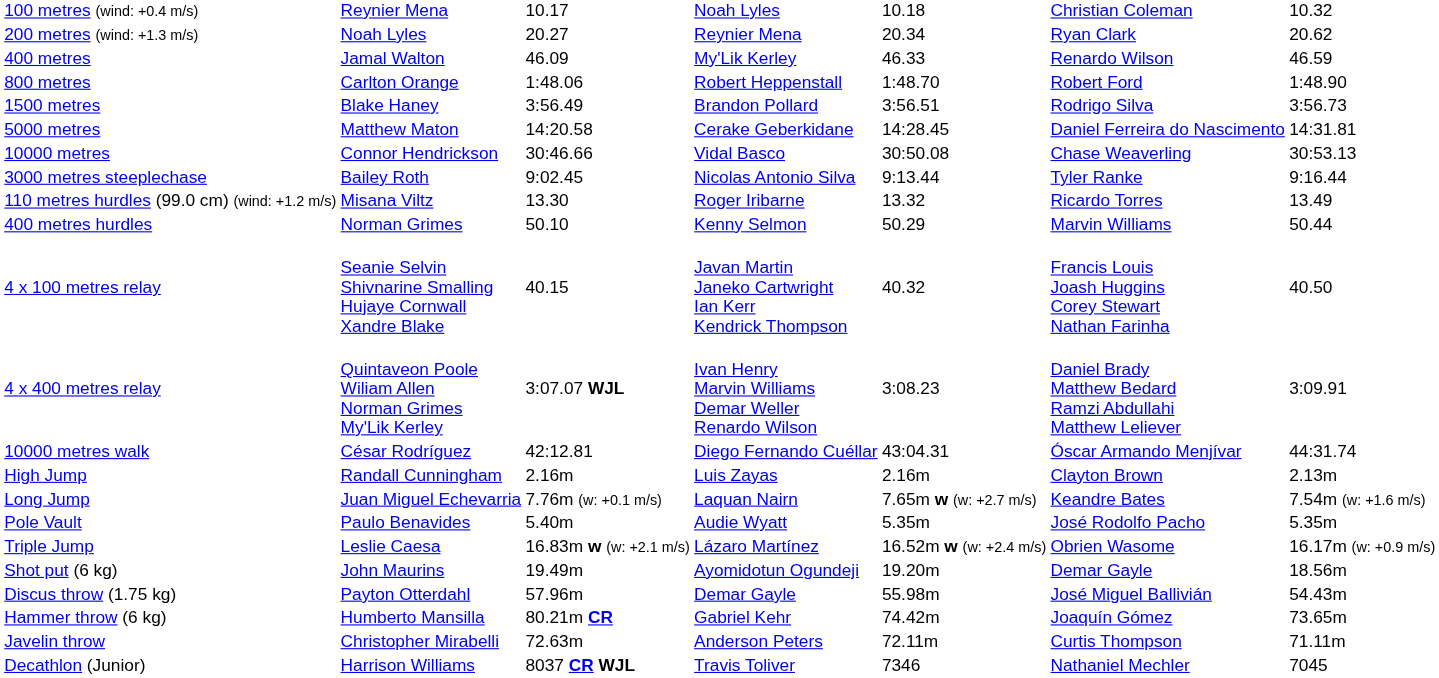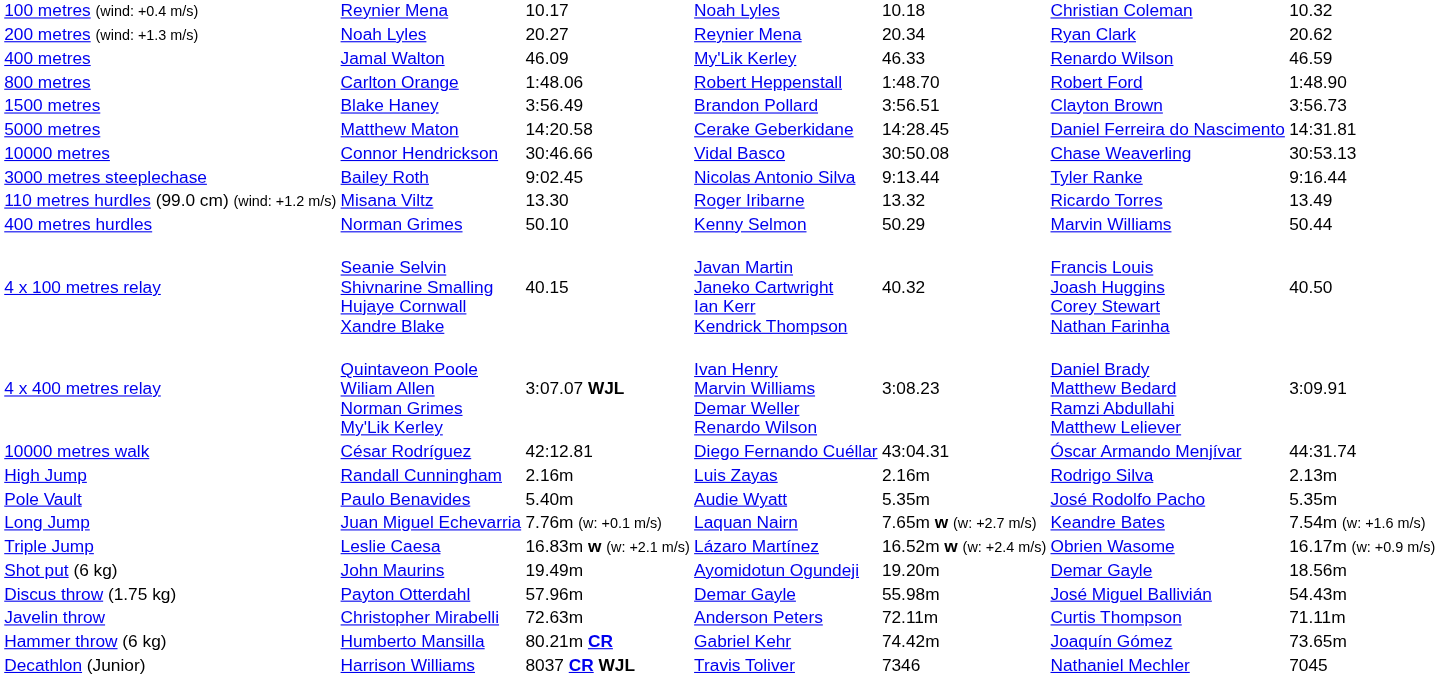(1102, 105) Rodrigo Silva -> (1107, 105) Clayton Brown
(1107, 475) Clayton Brown -> (1102, 475) Rodrigo Silva
rows swapped: (43, 522) <-> (47, 499)
rows swapped: (85, 617) <-> (55, 641)
